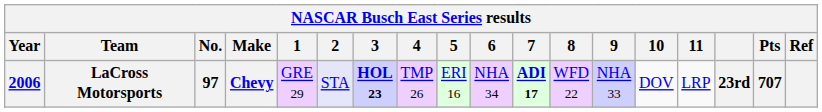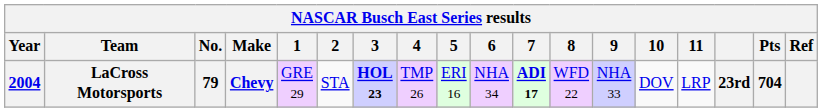(24, 83) 2006 -> (24, 83) 2004
(210, 83) 97 -> (210, 83) 79
(335, 83) lavender background -> (335, 83) no background
(770, 83) 707 -> (770, 83) 704
